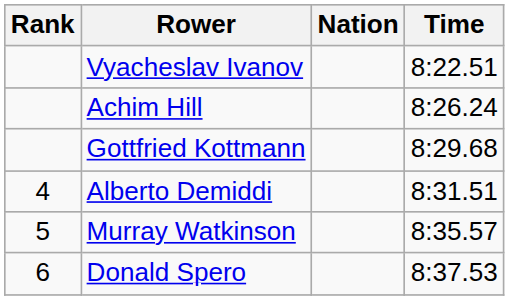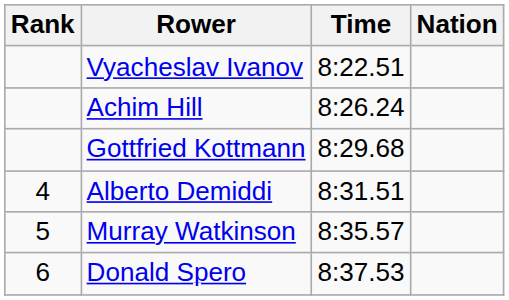columns swapped: (358, 25) <-> (454, 25)
